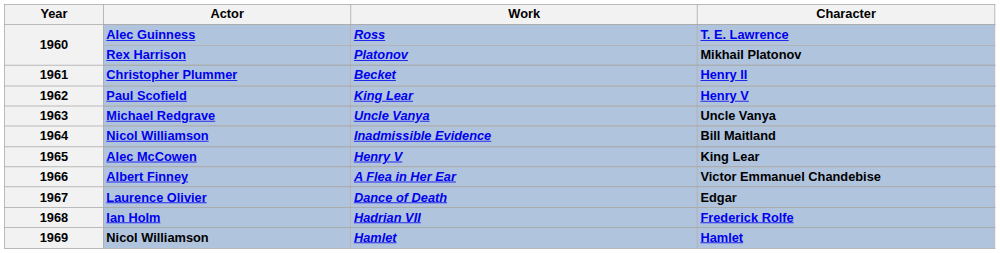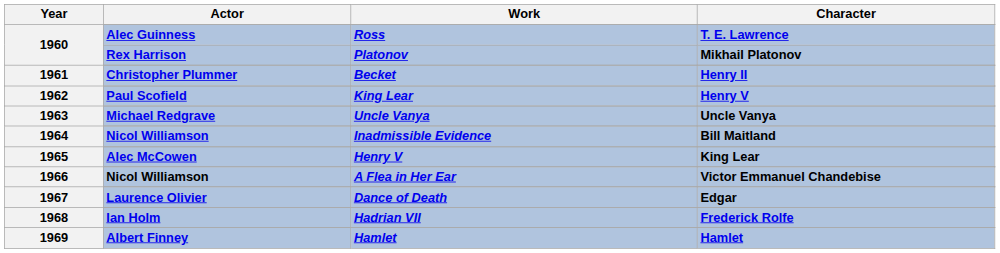(147, 177) Albert Finney -> (158, 177) Nicol Williamson
(158, 237) Nicol Williamson -> (147, 237) Albert Finney
